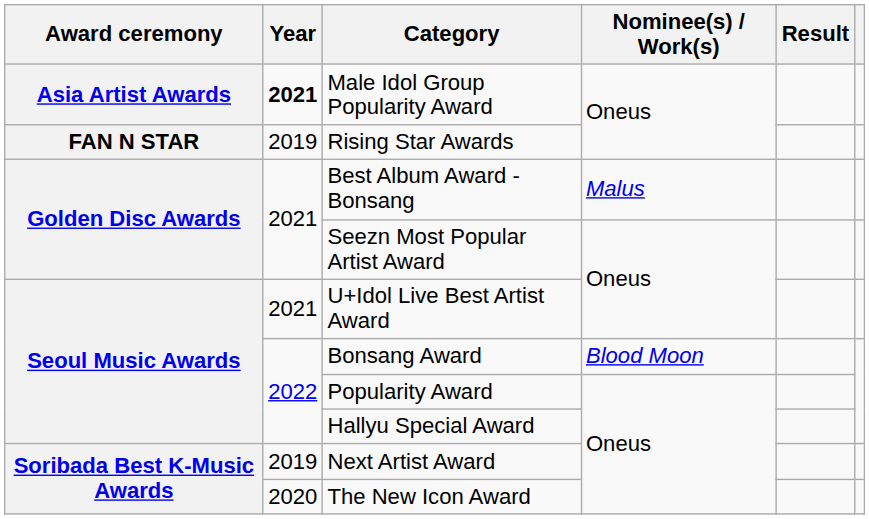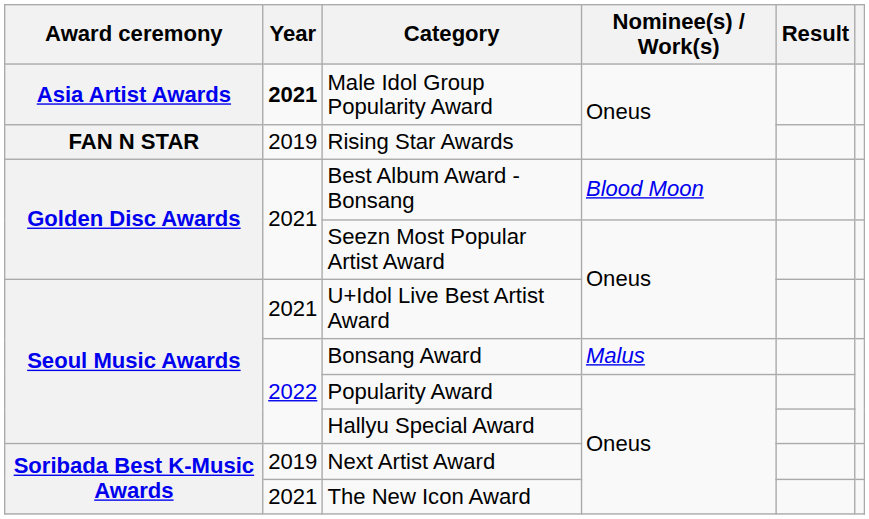(615, 189) Malus -> (645, 189) Blood Moon
(645, 356) Blood Moon -> (615, 356) Malus
(293, 496) 2020 -> (293, 496) 2021
